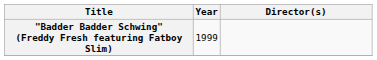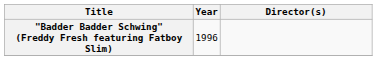(207, 38) 1999 -> (207, 38) 1996
